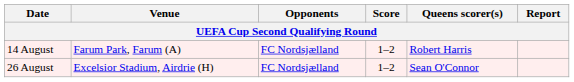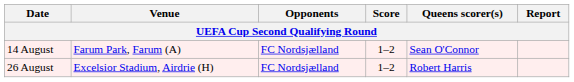(441, 49) Robert Harris -> (444, 49) Sean O'Connor
(444, 67) Sean O'Connor -> (441, 67) Robert Harris
